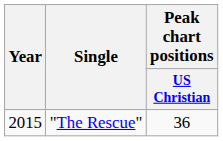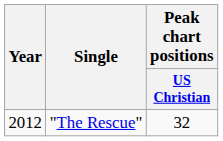(25, 122) 2015 -> (25, 122) 2012
(182, 122) 36 -> (182, 122) 32
